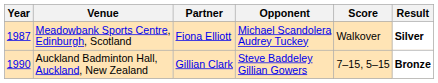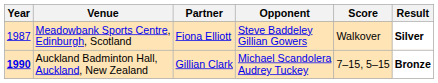(285, 36) Michael Scandolera Audrey Tuckey -> (275, 36) Steve Baddeley Gillian Gowers
(19, 65) normal -> (19, 65) bold
(275, 65) Steve Baddeley Gillian Gowers -> (285, 65) Michael Scandolera Audrey Tuckey
